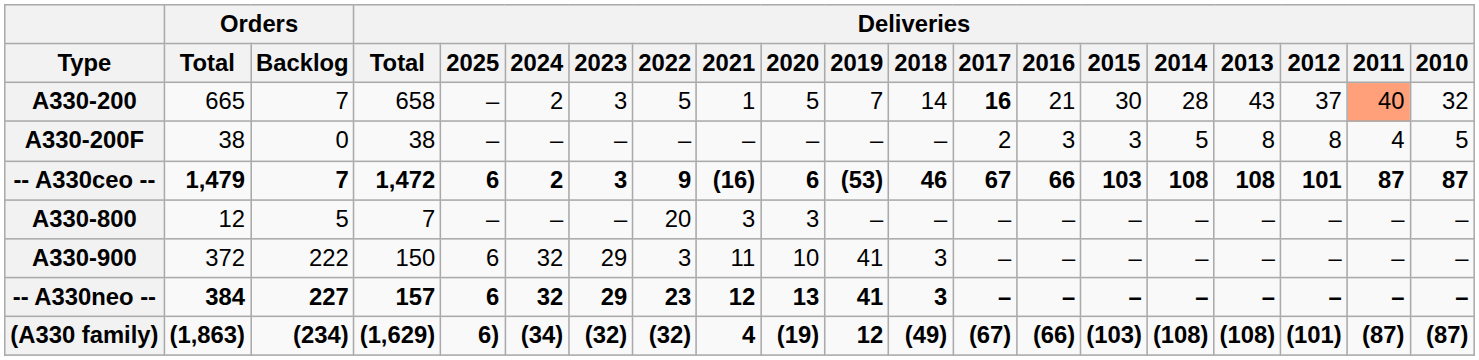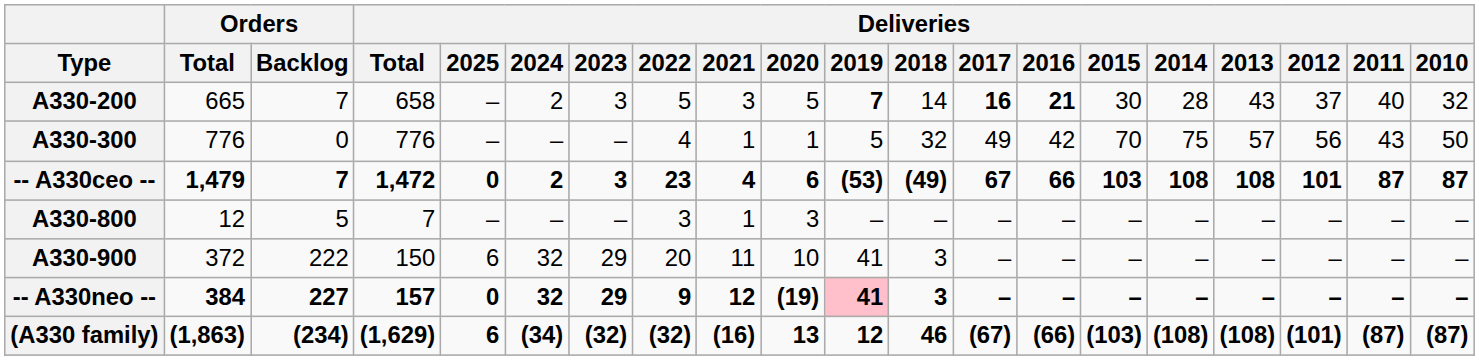(749, 102) 1 -> (749, 102) 3
(877, 102) normal -> (877, 102) bold
(1062, 102) normal -> (1062, 102) bold
(1391, 102) lightsalmon background -> (1391, 102) no background
- row: (84, 141)
+ row: (84, 141)
(493, 180) 6 -> (493, 180) 0
(685, 180) 9 -> (678, 180) 23
(734, 180) (16) -> (749, 180) 4
(934, 180) 46 -> (926, 180) (49)
(678, 219) 20 -> (685, 219) 3
(749, 219) 3 -> (749, 219) 1
(685, 257) 3 -> (678, 257) 20
(493, 296) 6 -> (493, 296) 0
(678, 296) 23 -> (685, 296) 9
(806, 296) 13 -> (798, 296) (19)
(870, 296) no background -> (870, 296) pink background
(489, 335) 6) -> (493, 335) 6
(749, 335) 4 -> (734, 335) (16)
(798, 335) (19) -> (806, 335) 13
(926, 335) (49) -> (934, 335) 46
